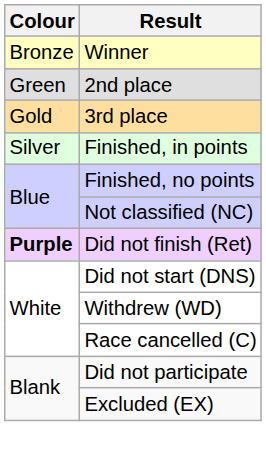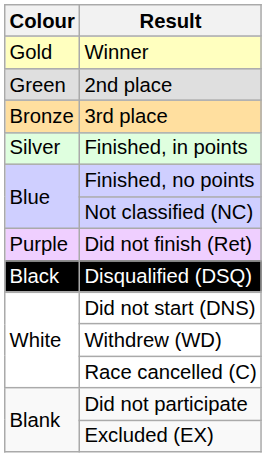(42, 52) Bronze -> (31, 52) Gold
(31, 116) Gold -> (42, 116) Bronze
(41, 244) bold -> (39, 244) normal
+ row: (168, 276)
